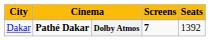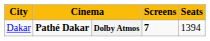(192, 28) 1392 -> (192, 28) 1394
